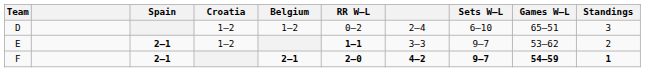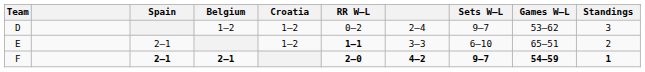columns swapped: (290, 12) <-> (226, 12)
(481, 27) 6–10 -> (481, 27) 9–7
(545, 27) 65–51 -> (545, 27) 53–62
(162, 43) bold -> (162, 43) normal
(481, 43) 9–7 -> (481, 43) 6–10
(545, 43) 53–62 -> (545, 43) 65–51
